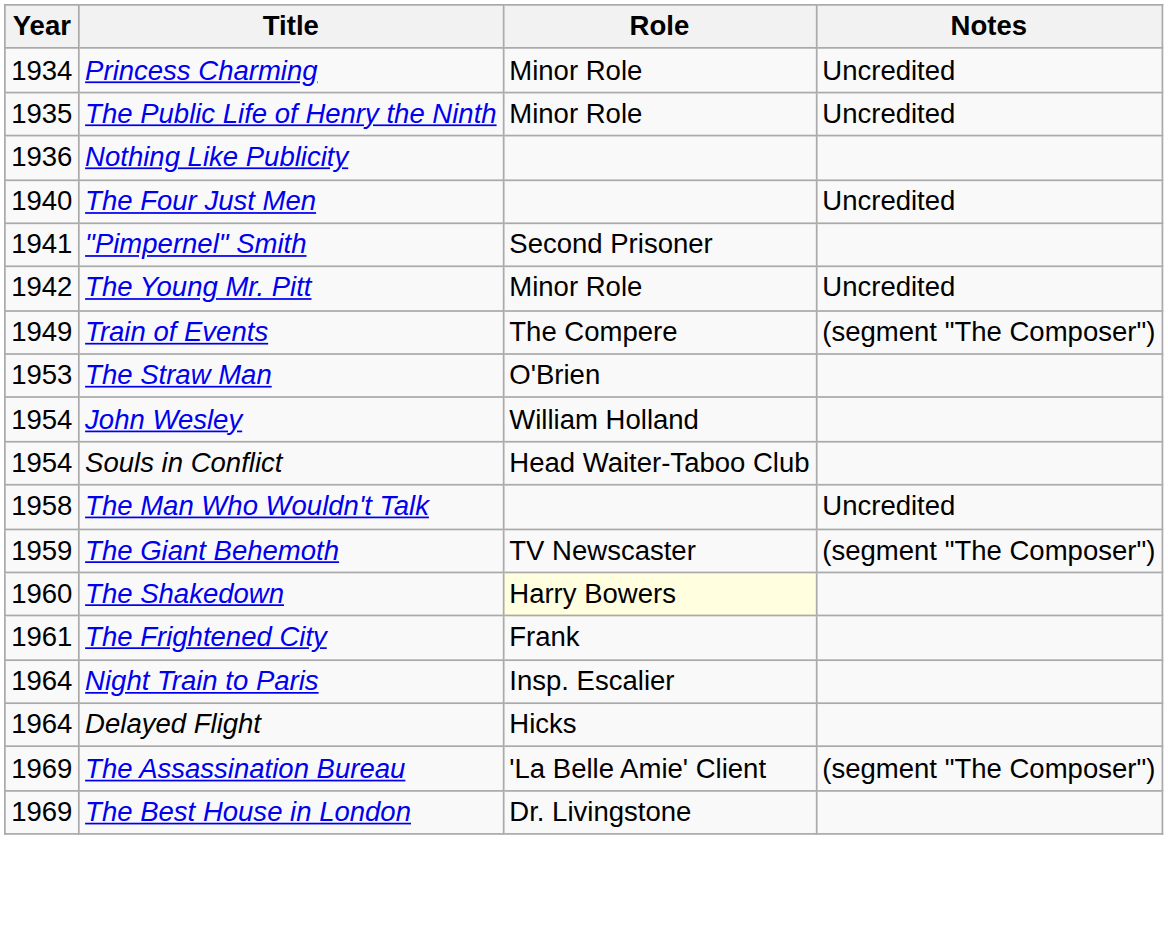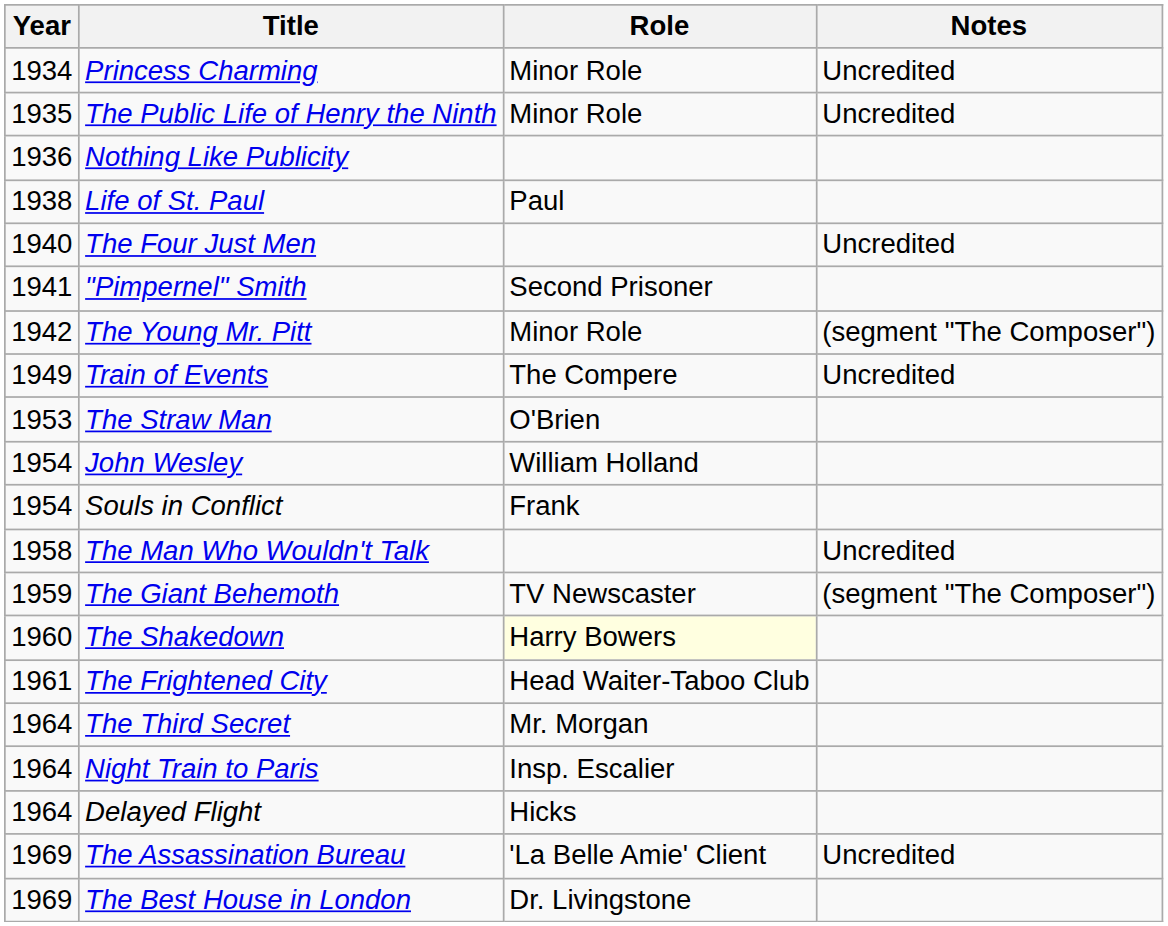+ row: (175, 200)
(889, 288) Uncredited -> (989, 331) (segment "The Composer")
(989, 331) (segment "The Composer") -> (889, 375) Uncredited
(659, 462) Head Waiter-Taboo Club -> (544, 506) Frank
(544, 637) Frank -> (659, 680) Head Waiter-Taboo Club
+ row: (188, 724)
(989, 768) (segment "The Composer") -> (889, 855) Uncredited
